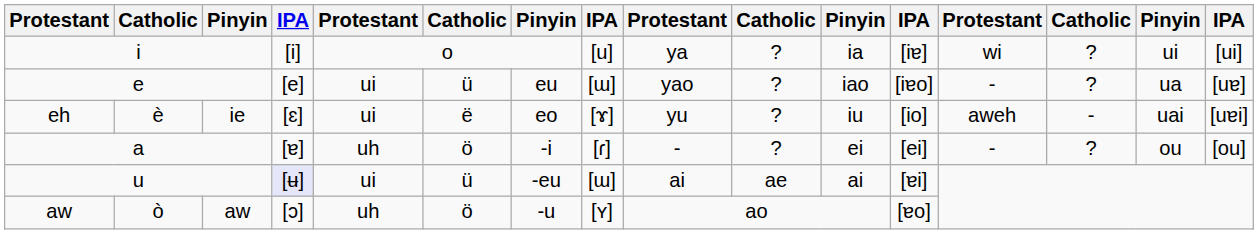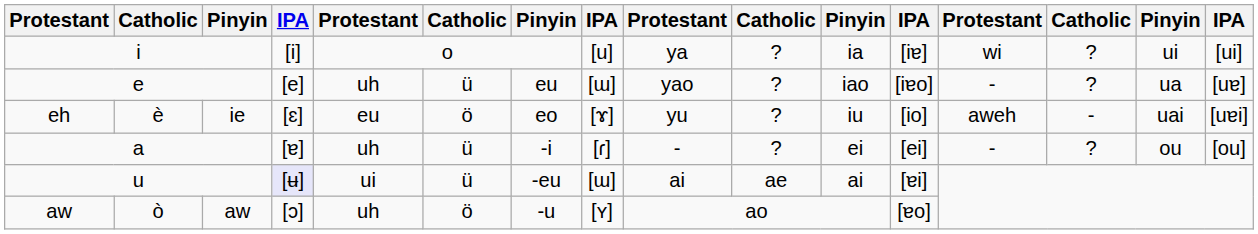(368, 84) ui -> (368, 84) uh
(368, 116) ui -> (368, 116) eu
(467, 116) ë -> (467, 116) ö
(467, 148) ö -> (467, 148) ü
